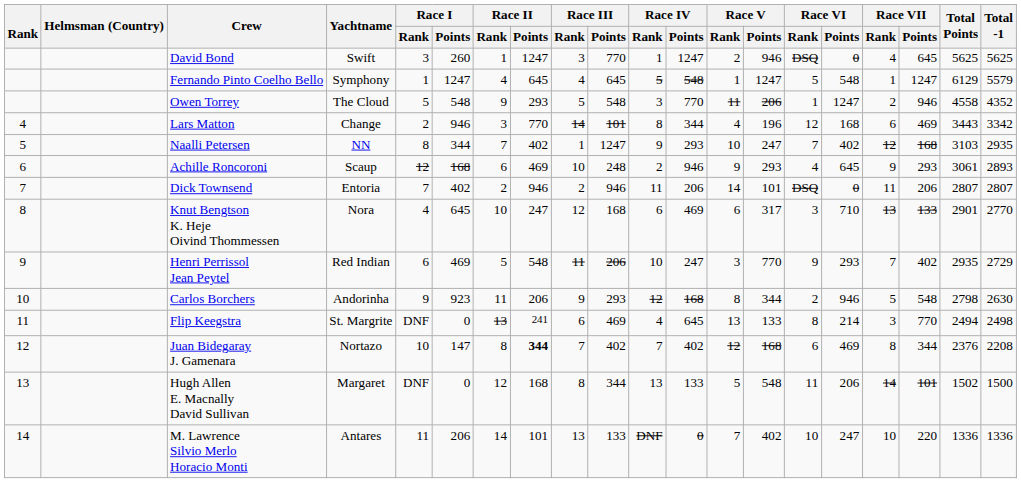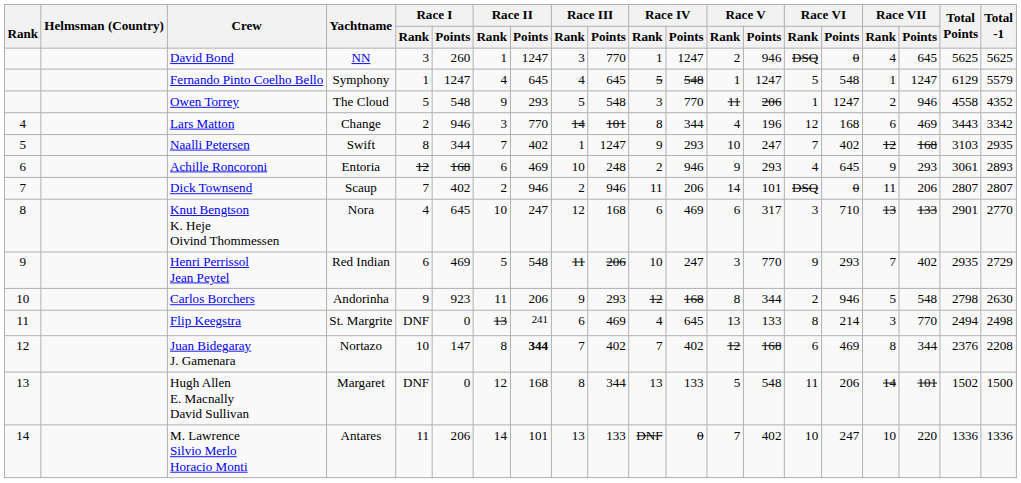(361, 58) Swift -> (361, 58) NN
(361, 145) NN -> (361, 145) Swift
(361, 166) Scaup -> (361, 166) Entoria
(361, 188) Entoria -> (361, 188) Scaup
